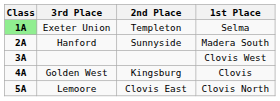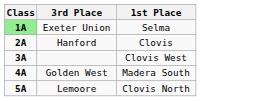- column: (156, 12)
(235, 42) Madera South -> (156, 42) Clovis
(235, 73) Clovis -> (156, 73) Madera South
